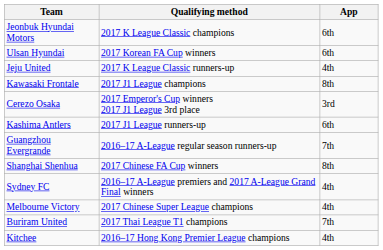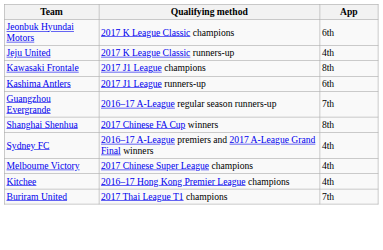- row: (35, 53)
- row: (33, 104)
rows swapped: (37, 222) <-> (21, 238)
